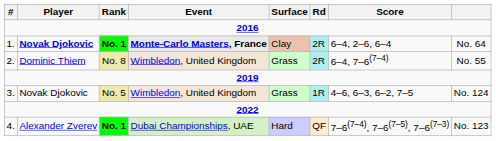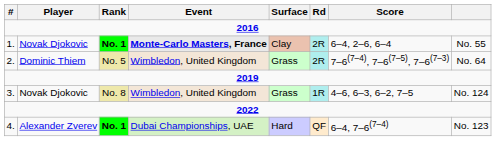(56, 43) bold -> (54, 43) normal
(471, 43) No. 64 -> (471, 43) No. 55
(114, 60) No. 8 -> (114, 60) No. 5
(360, 60) 6–4, 7–6(7–4) -> (390, 60) 7–6(7–4), 7–6(7–5), 7–6(7–3)
(471, 60) No. 55 -> (471, 60) No. 64
(114, 93) No. 5 -> (114, 93) No. 8
(390, 126) 7–6(7–4), 7–6(7–5), 7–6(7–3) -> (360, 126) 6–4, 7–6(7–4)
